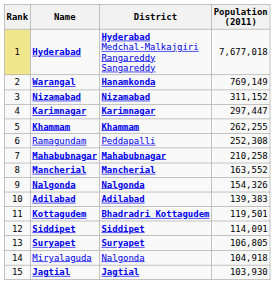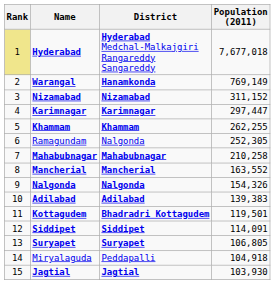(128, 141) Peddapalli -> (123, 141) Nalgonda
(249, 141) 252,308 -> (249, 141) 252,305
(123, 258) Nalgonda -> (128, 258) Peddapalli
